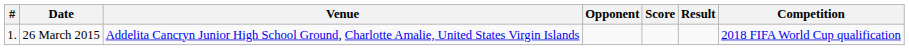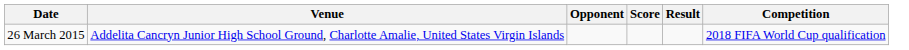- column: (12, 14)
